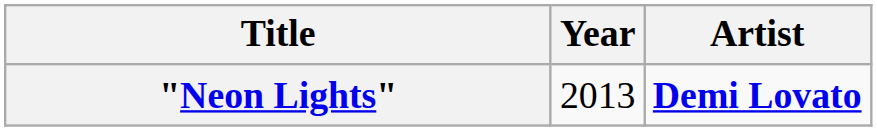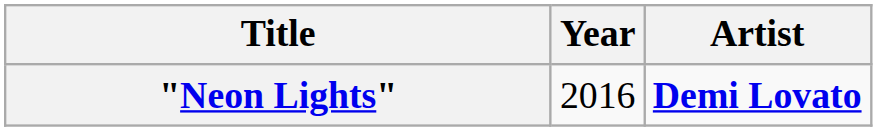(598, 94) 2013 -> (598, 94) 2016
